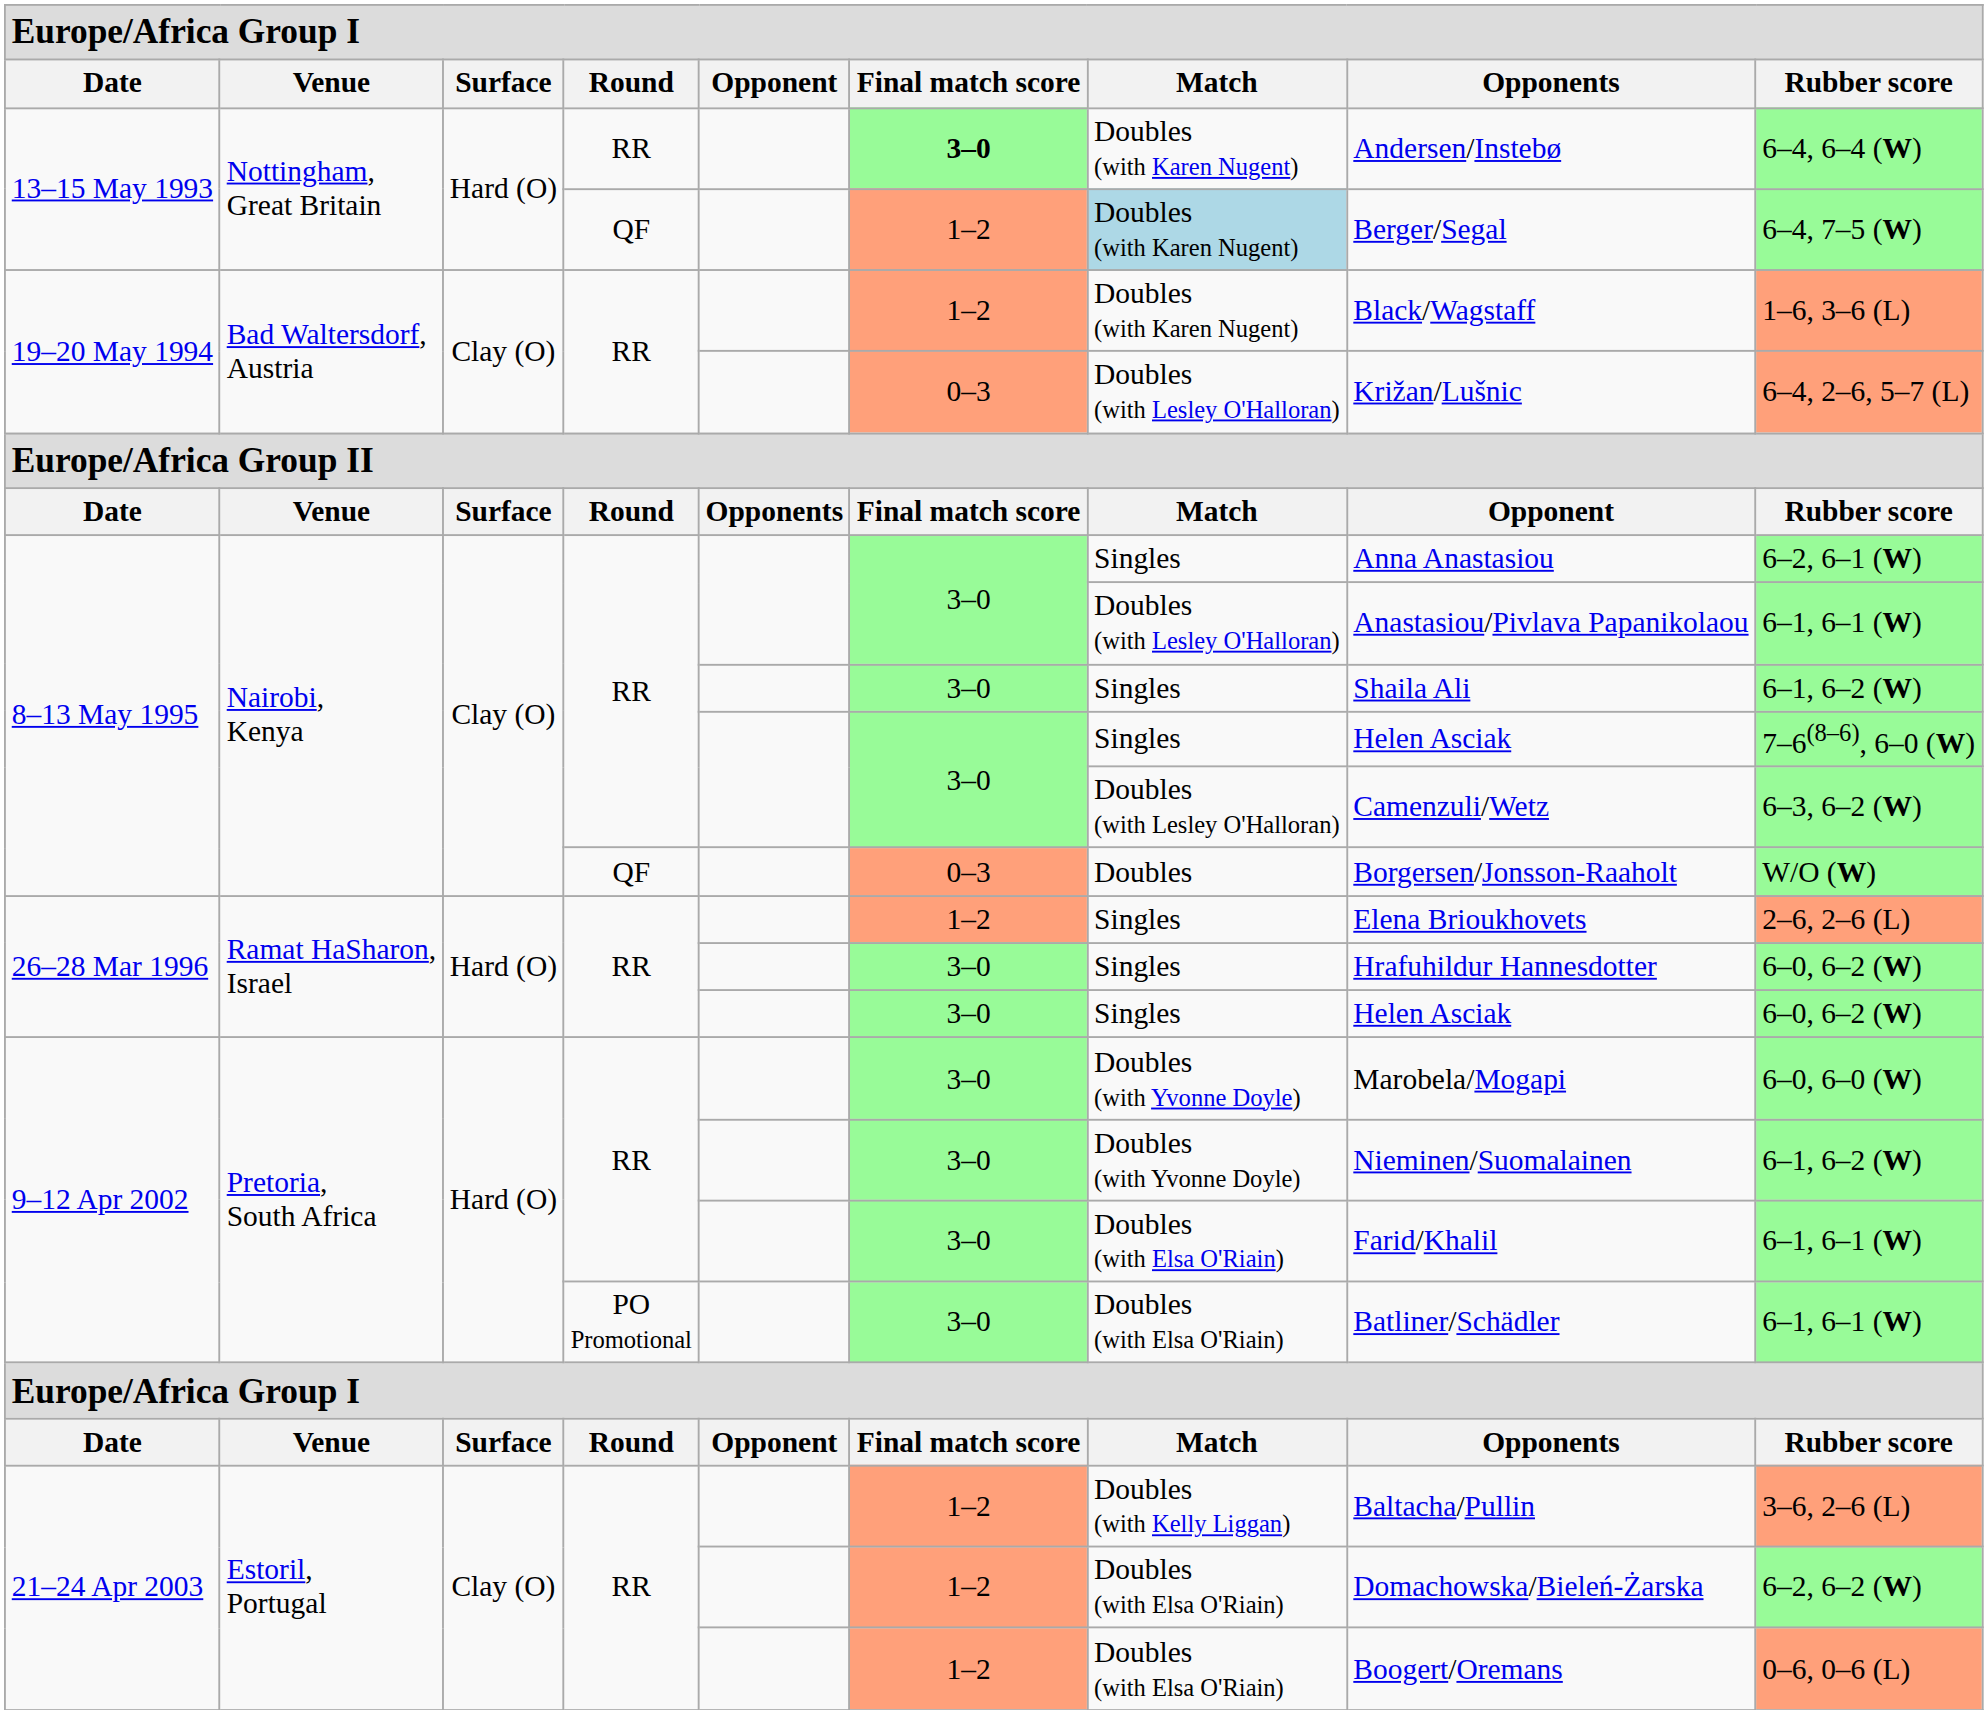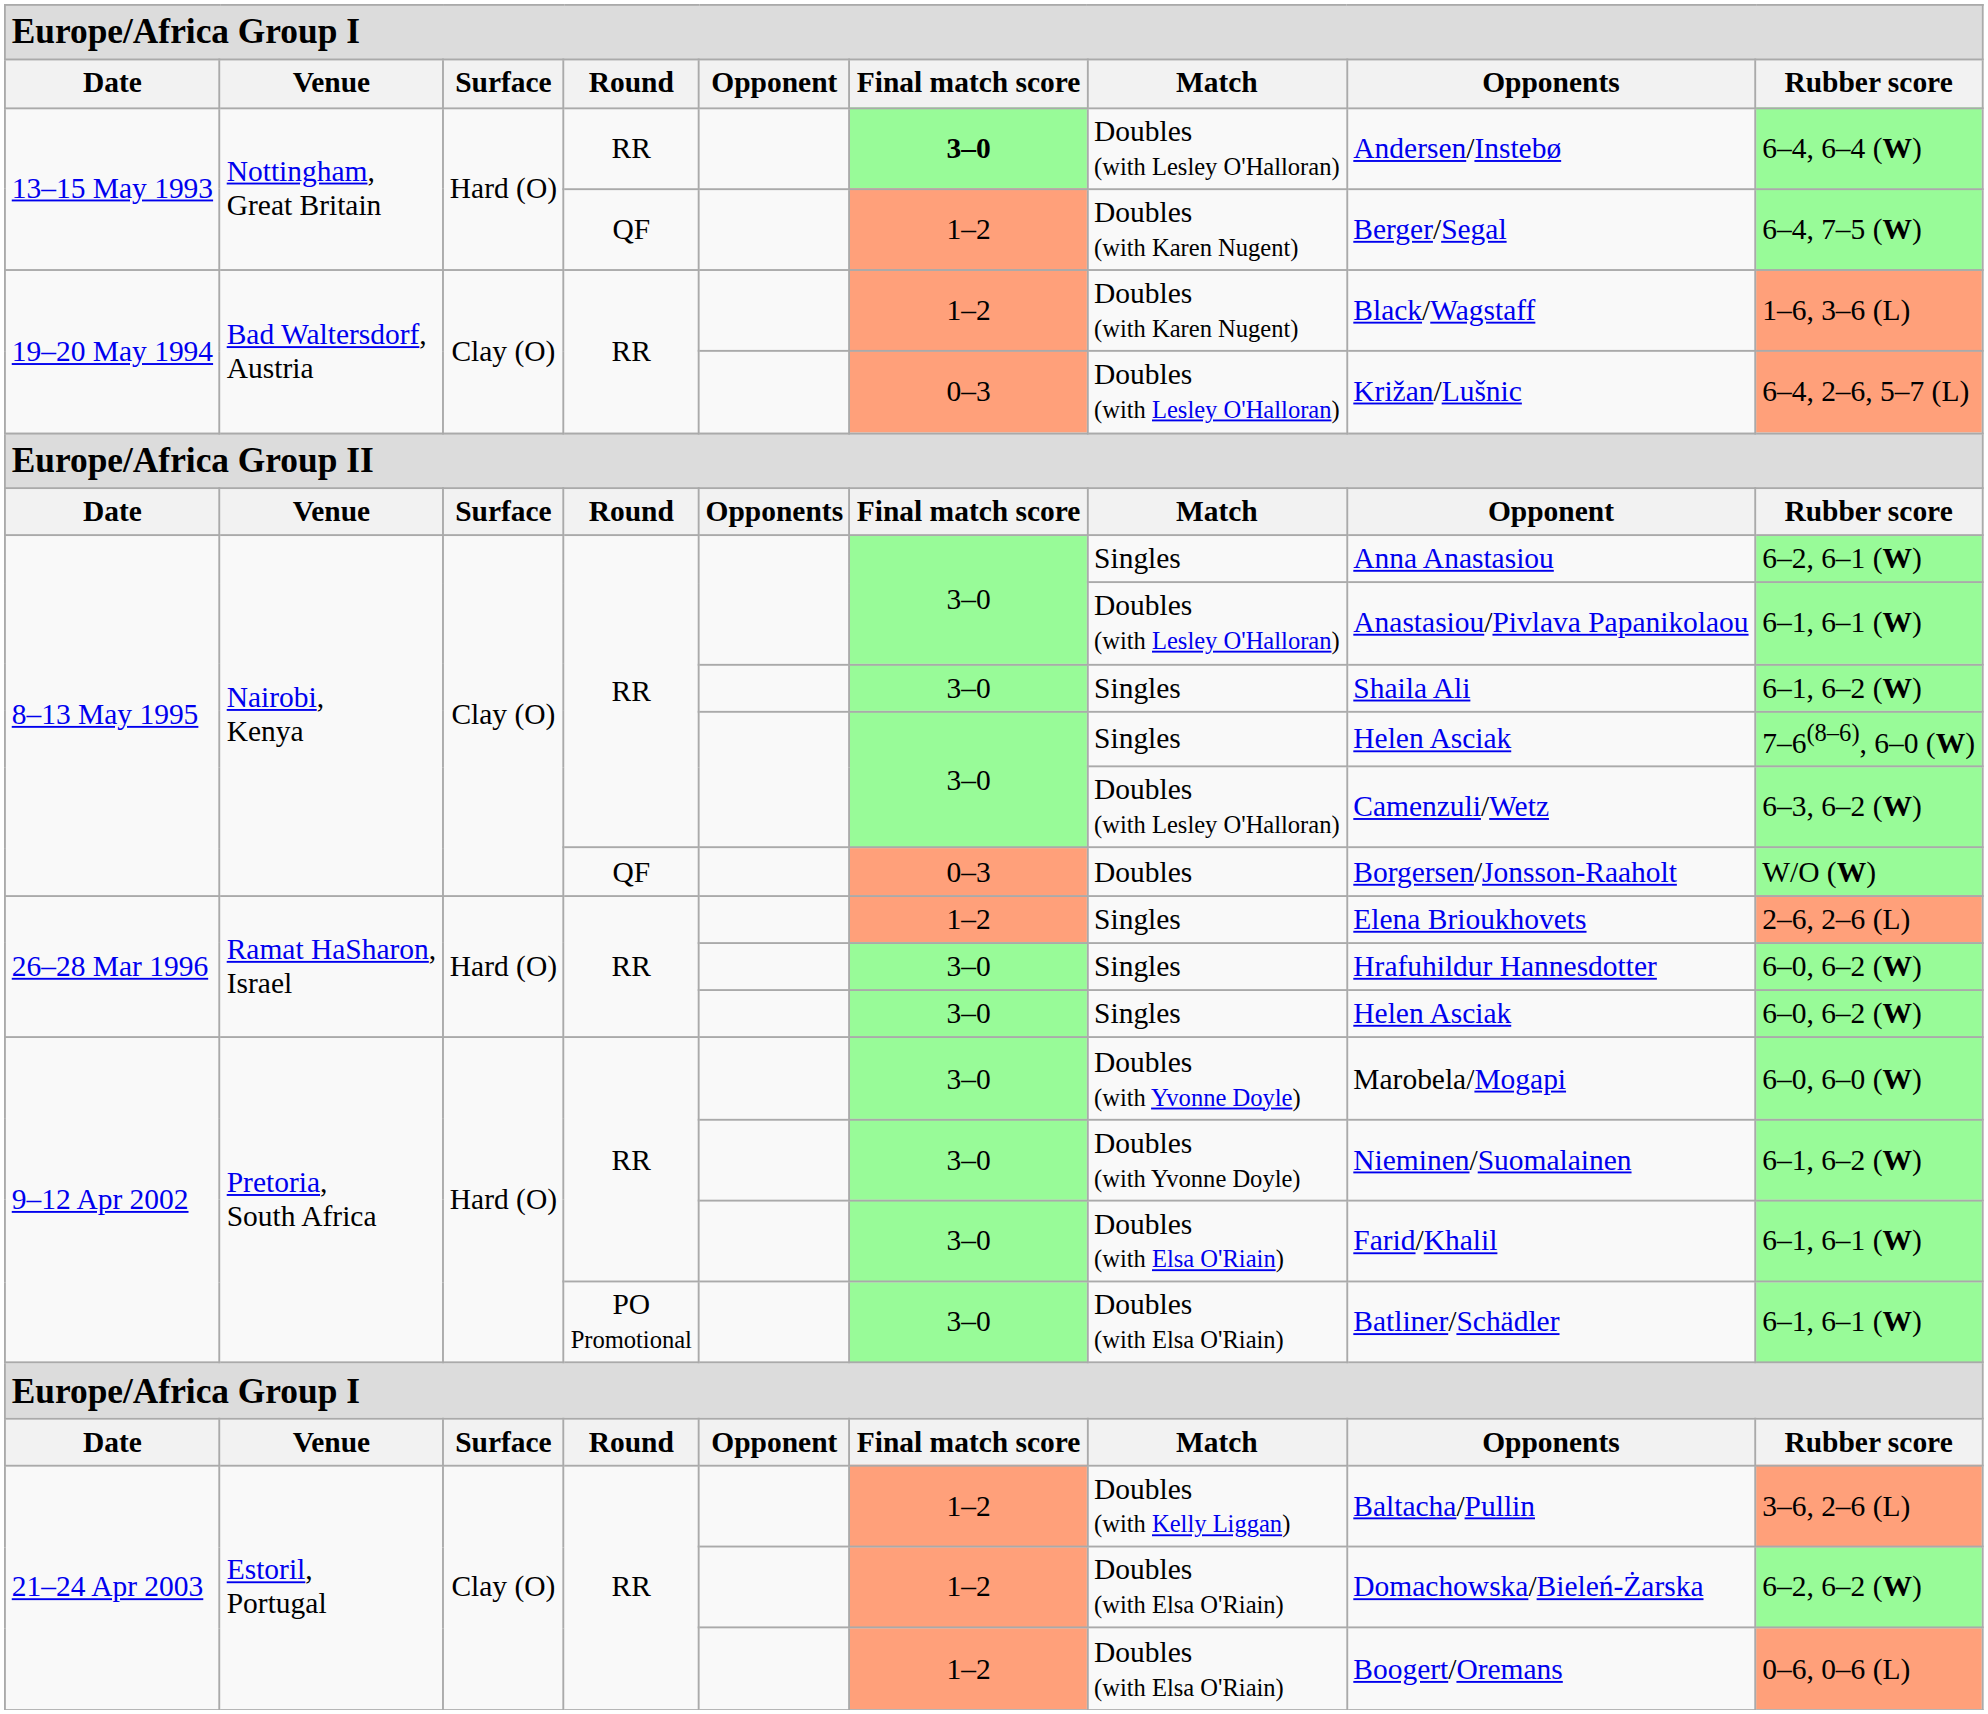(1196, 147) Doubles (with Karen Nugent) -> (1217, 147) Doubles (with Lesley O'Halloran)
(1196, 228) lightblue background -> (1196, 228) no background
